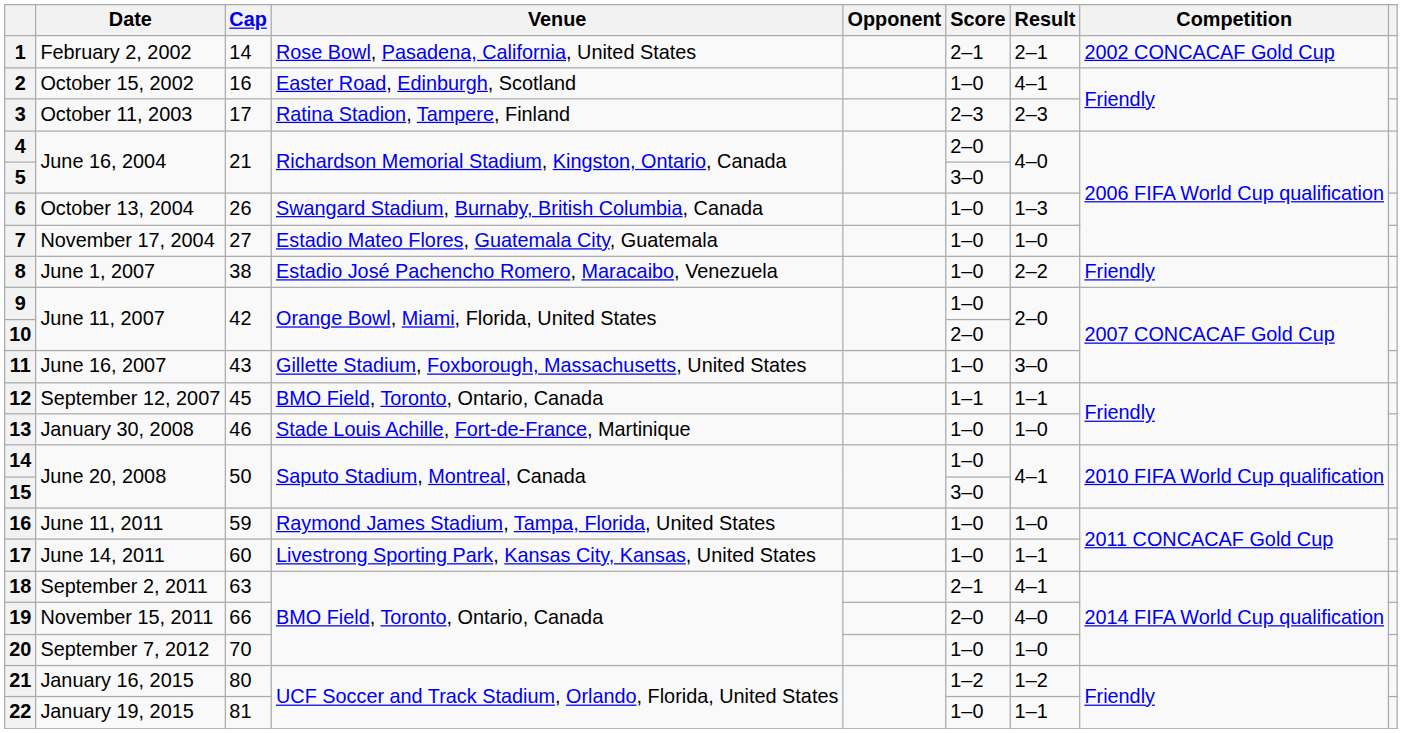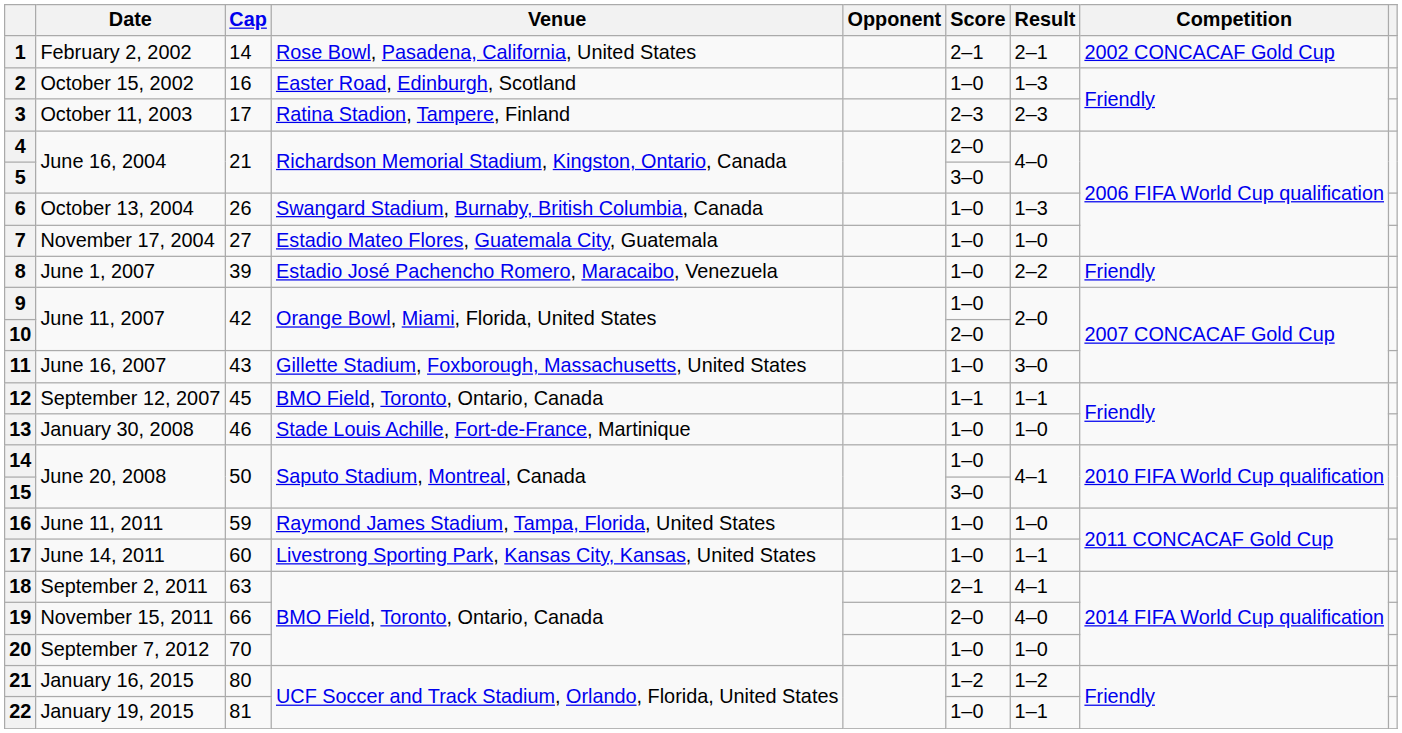(1031, 83) 4–1 -> (1031, 83) 1–3
(240, 271) 38 -> (240, 271) 39
